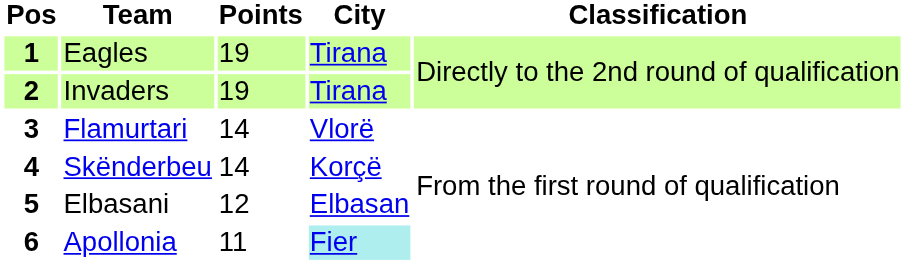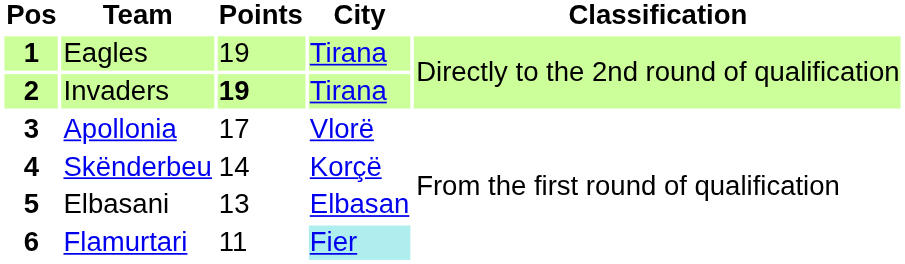(234, 90) normal -> (234, 90) bold
(125, 128) Flamurtari -> (120, 128) Apollonia
(234, 128) 14 -> (234, 128) 17
(234, 204) 12 -> (234, 204) 13
(120, 242) Apollonia -> (125, 242) Flamurtari
